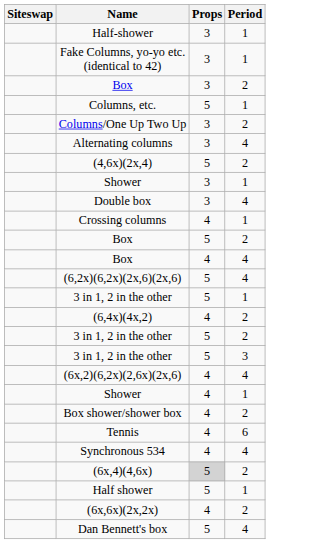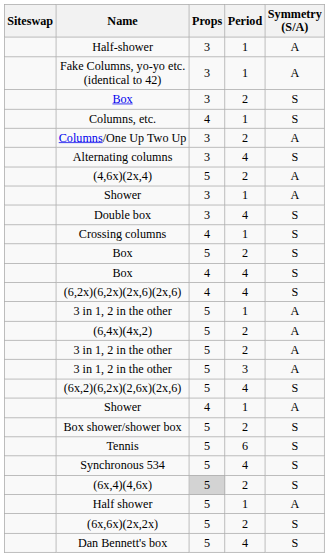+ column: (295, 20)
(207, 104) 5 -> (207, 118) 4
(207, 278) 5 -> (207, 292) 4
(207, 317) 4 -> (207, 330) 5
(207, 374) 4 -> (207, 388) 5
(207, 413) 4 -> (207, 427) 5
(207, 432) 4 -> (207, 446) 5
(207, 452) 4 -> (207, 465) 5
(207, 509) 4 -> (207, 523) 5
